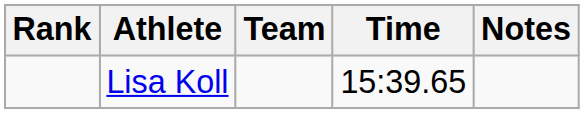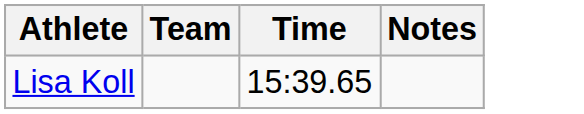- column: (52, 30)
